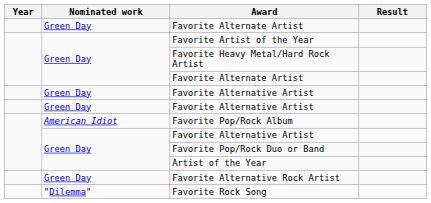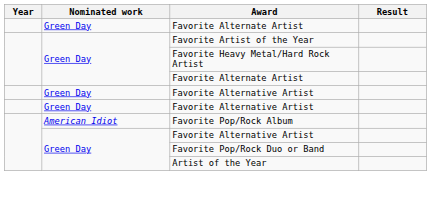- row: (68, 178)
- row: (68, 192)
